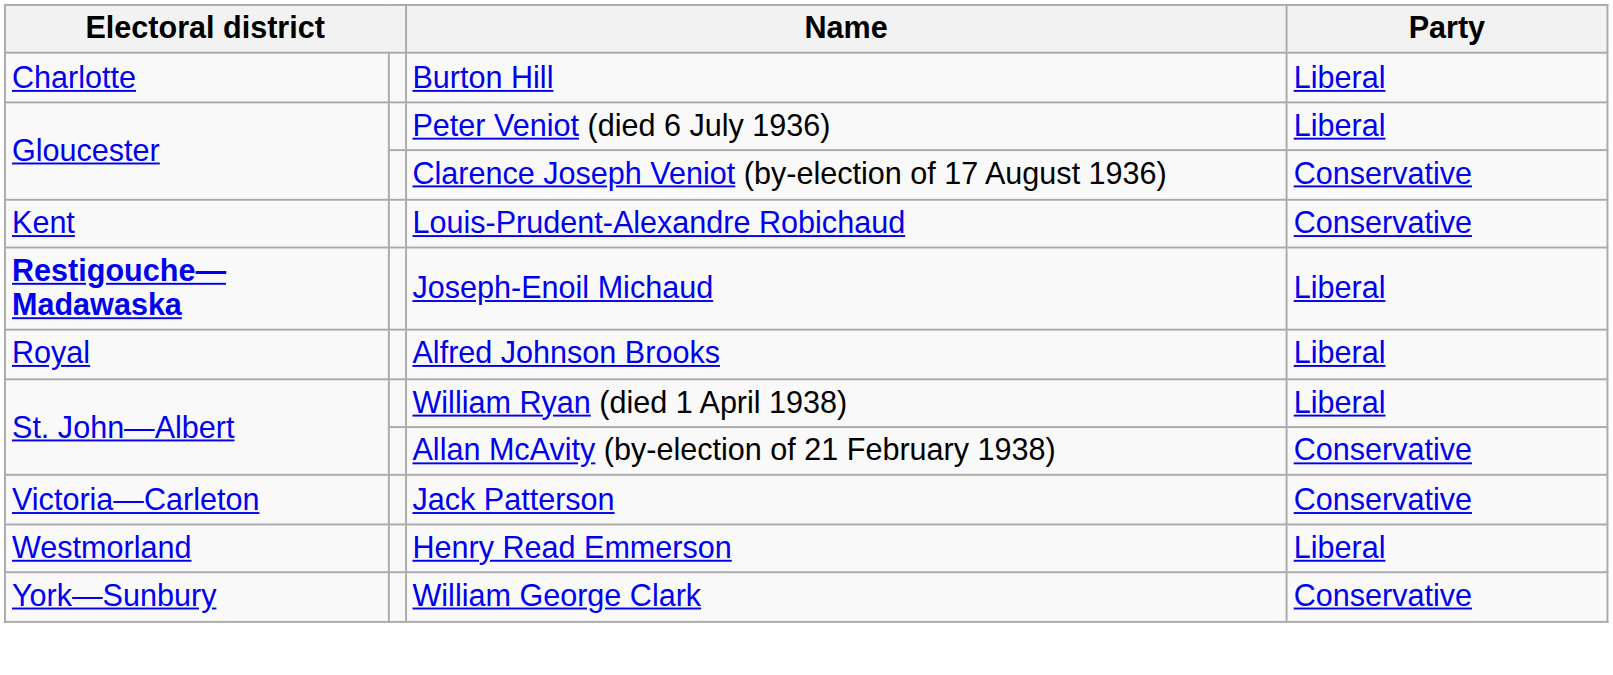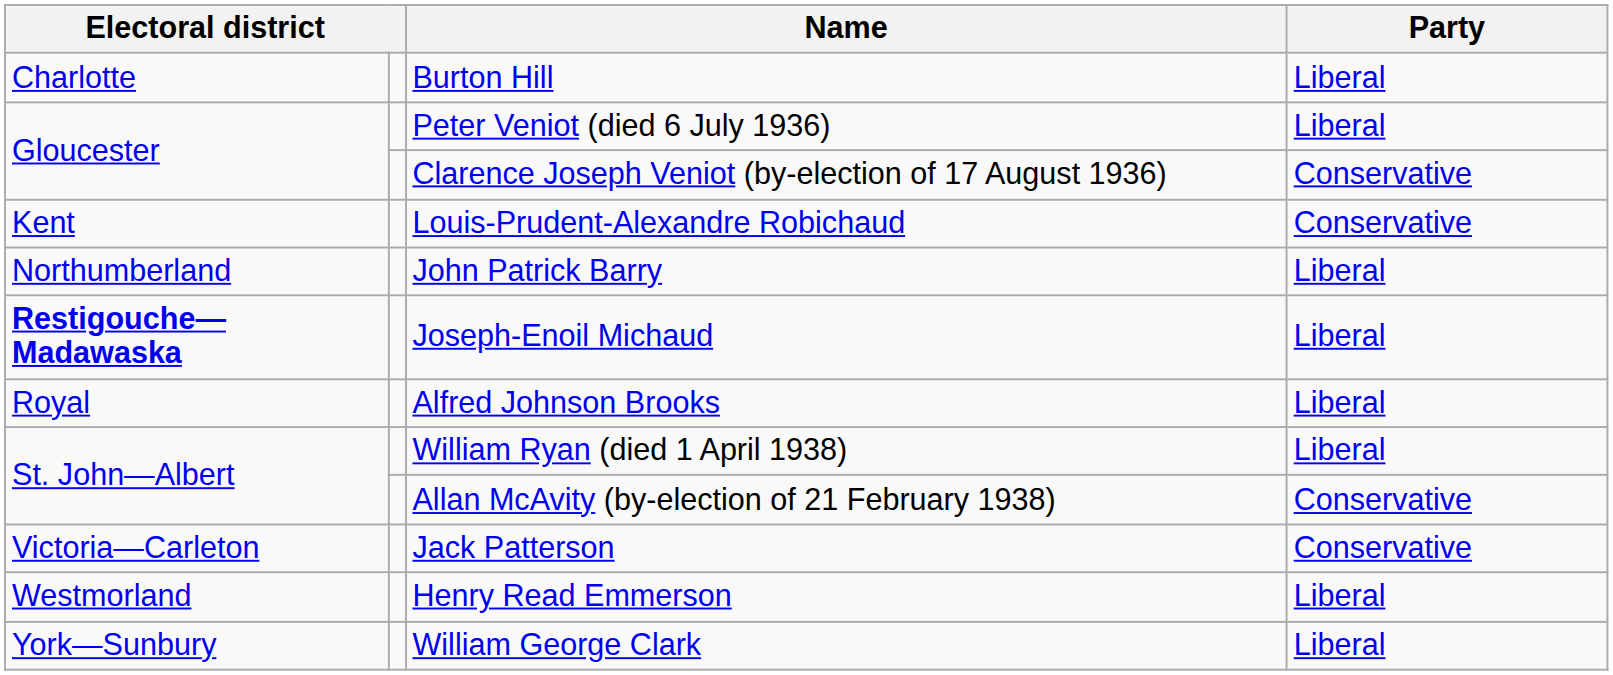+ row: (537, 271)
(1383, 596) Conservative -> (1340, 644) Liberal
